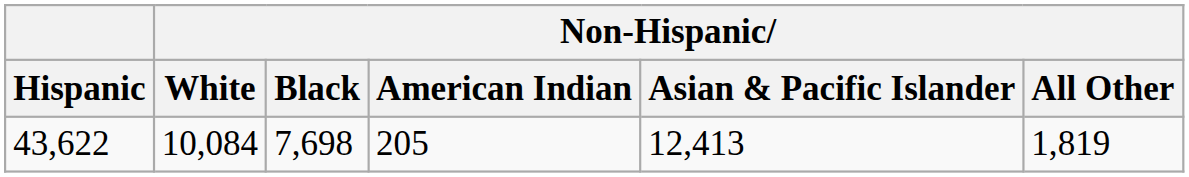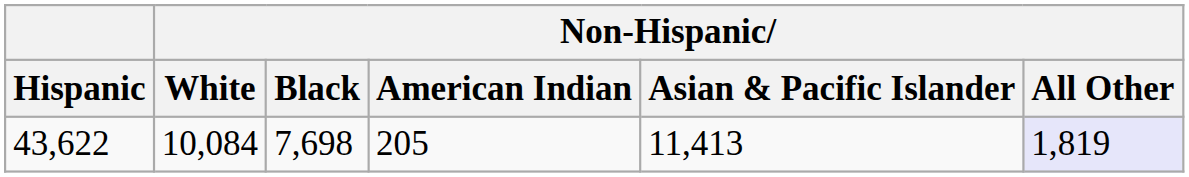(696, 143) 12,413 -> (696, 143) 11,413
(1071, 143) no background -> (1071, 143) lavender background
